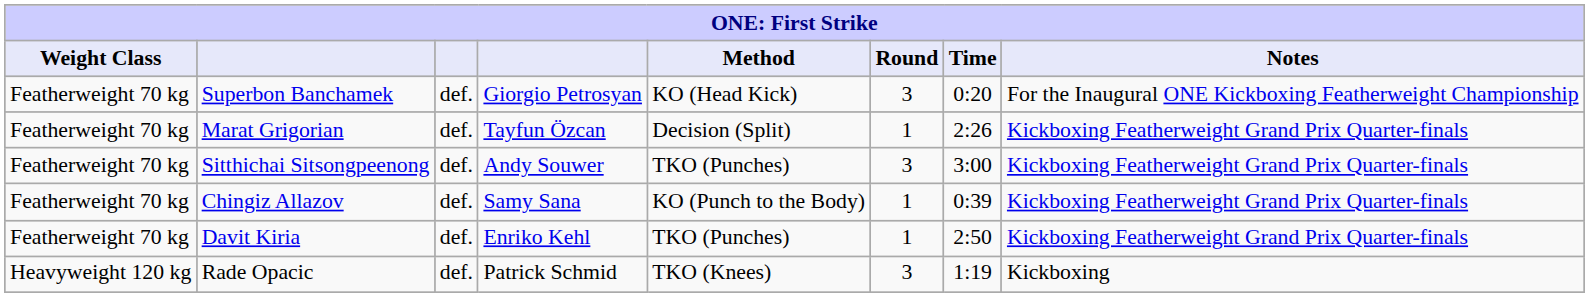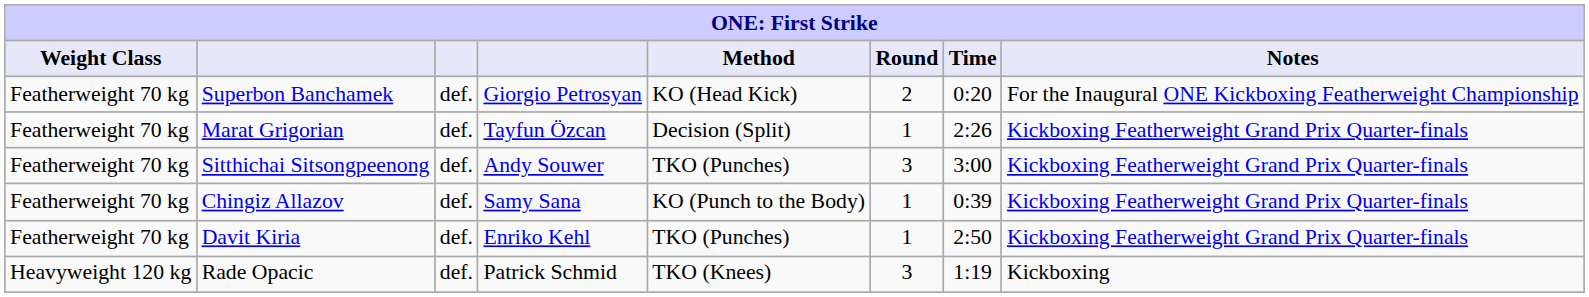(907, 93) 3 -> (907, 93) 2
